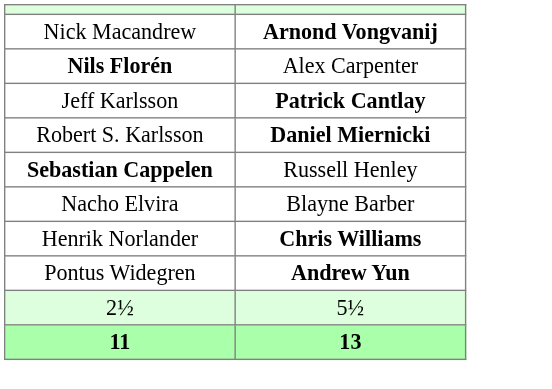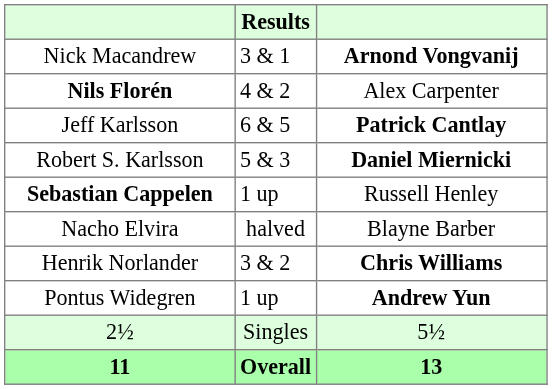+ column: (276, 21)
